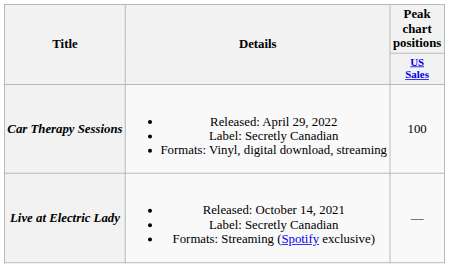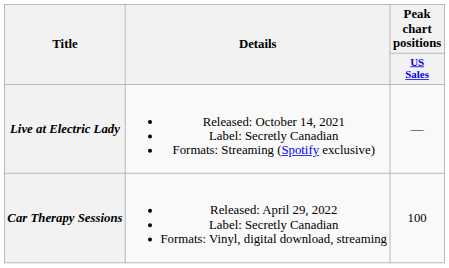rows swapped: (65, 218) <-> (65, 128)
